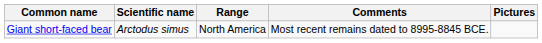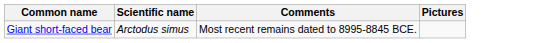- column: (232, 12)
